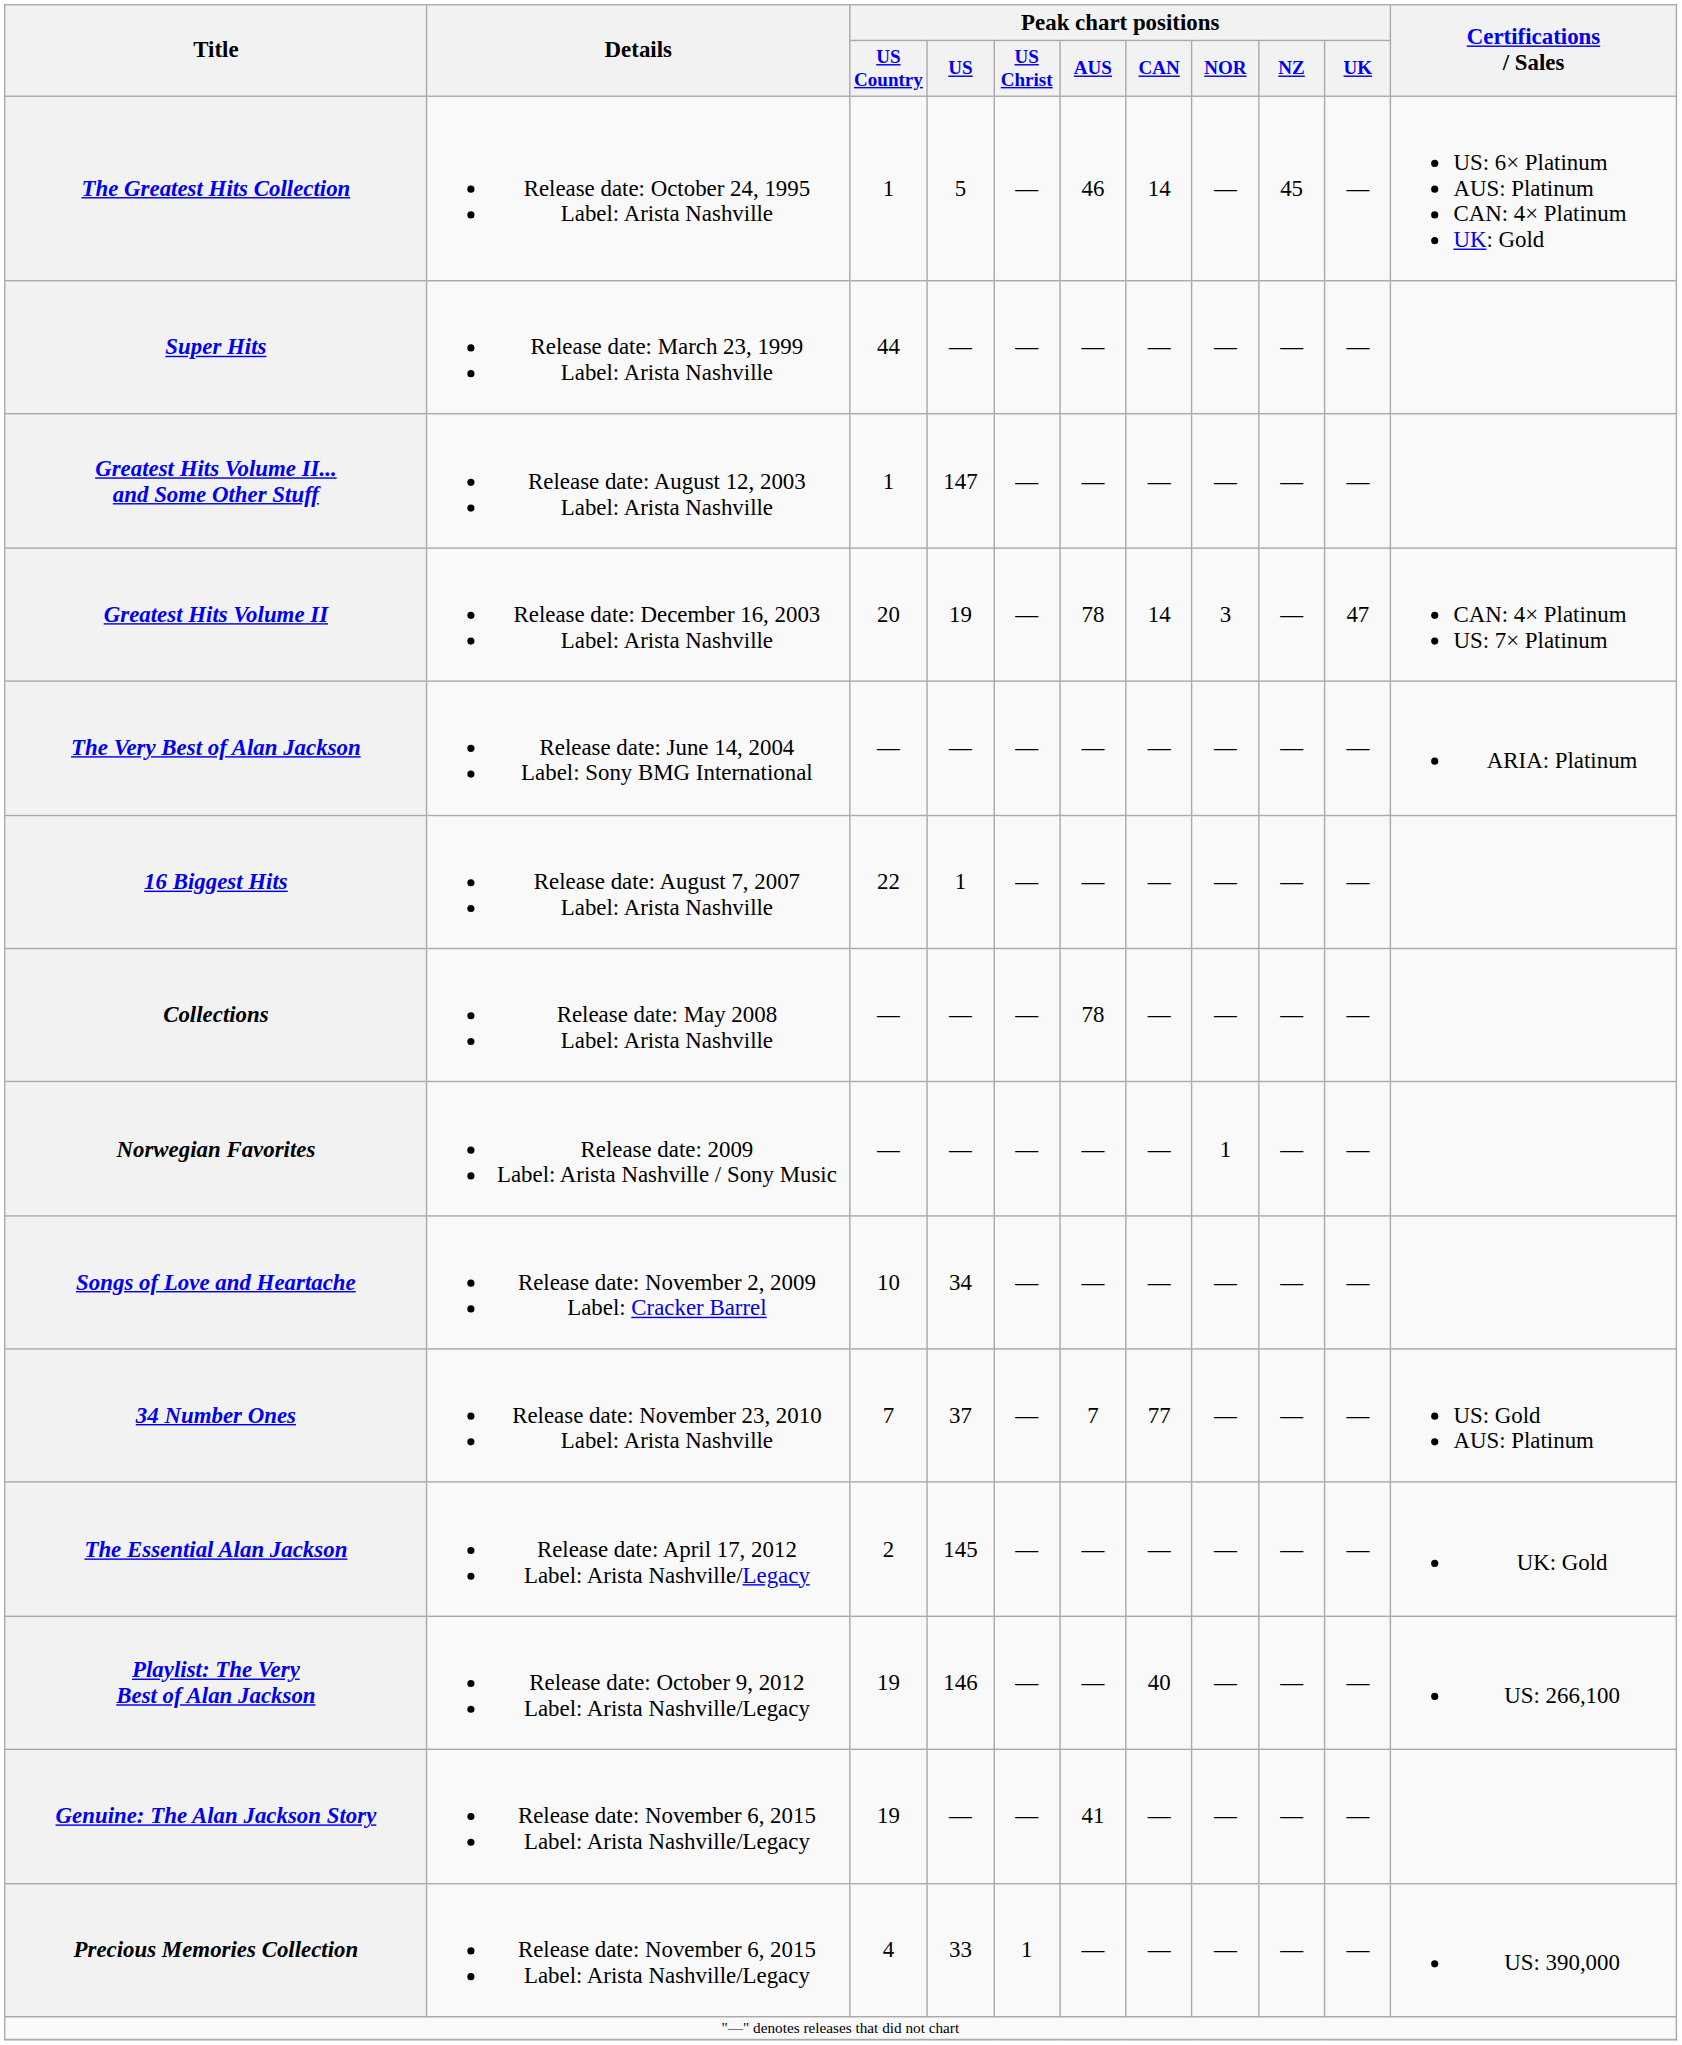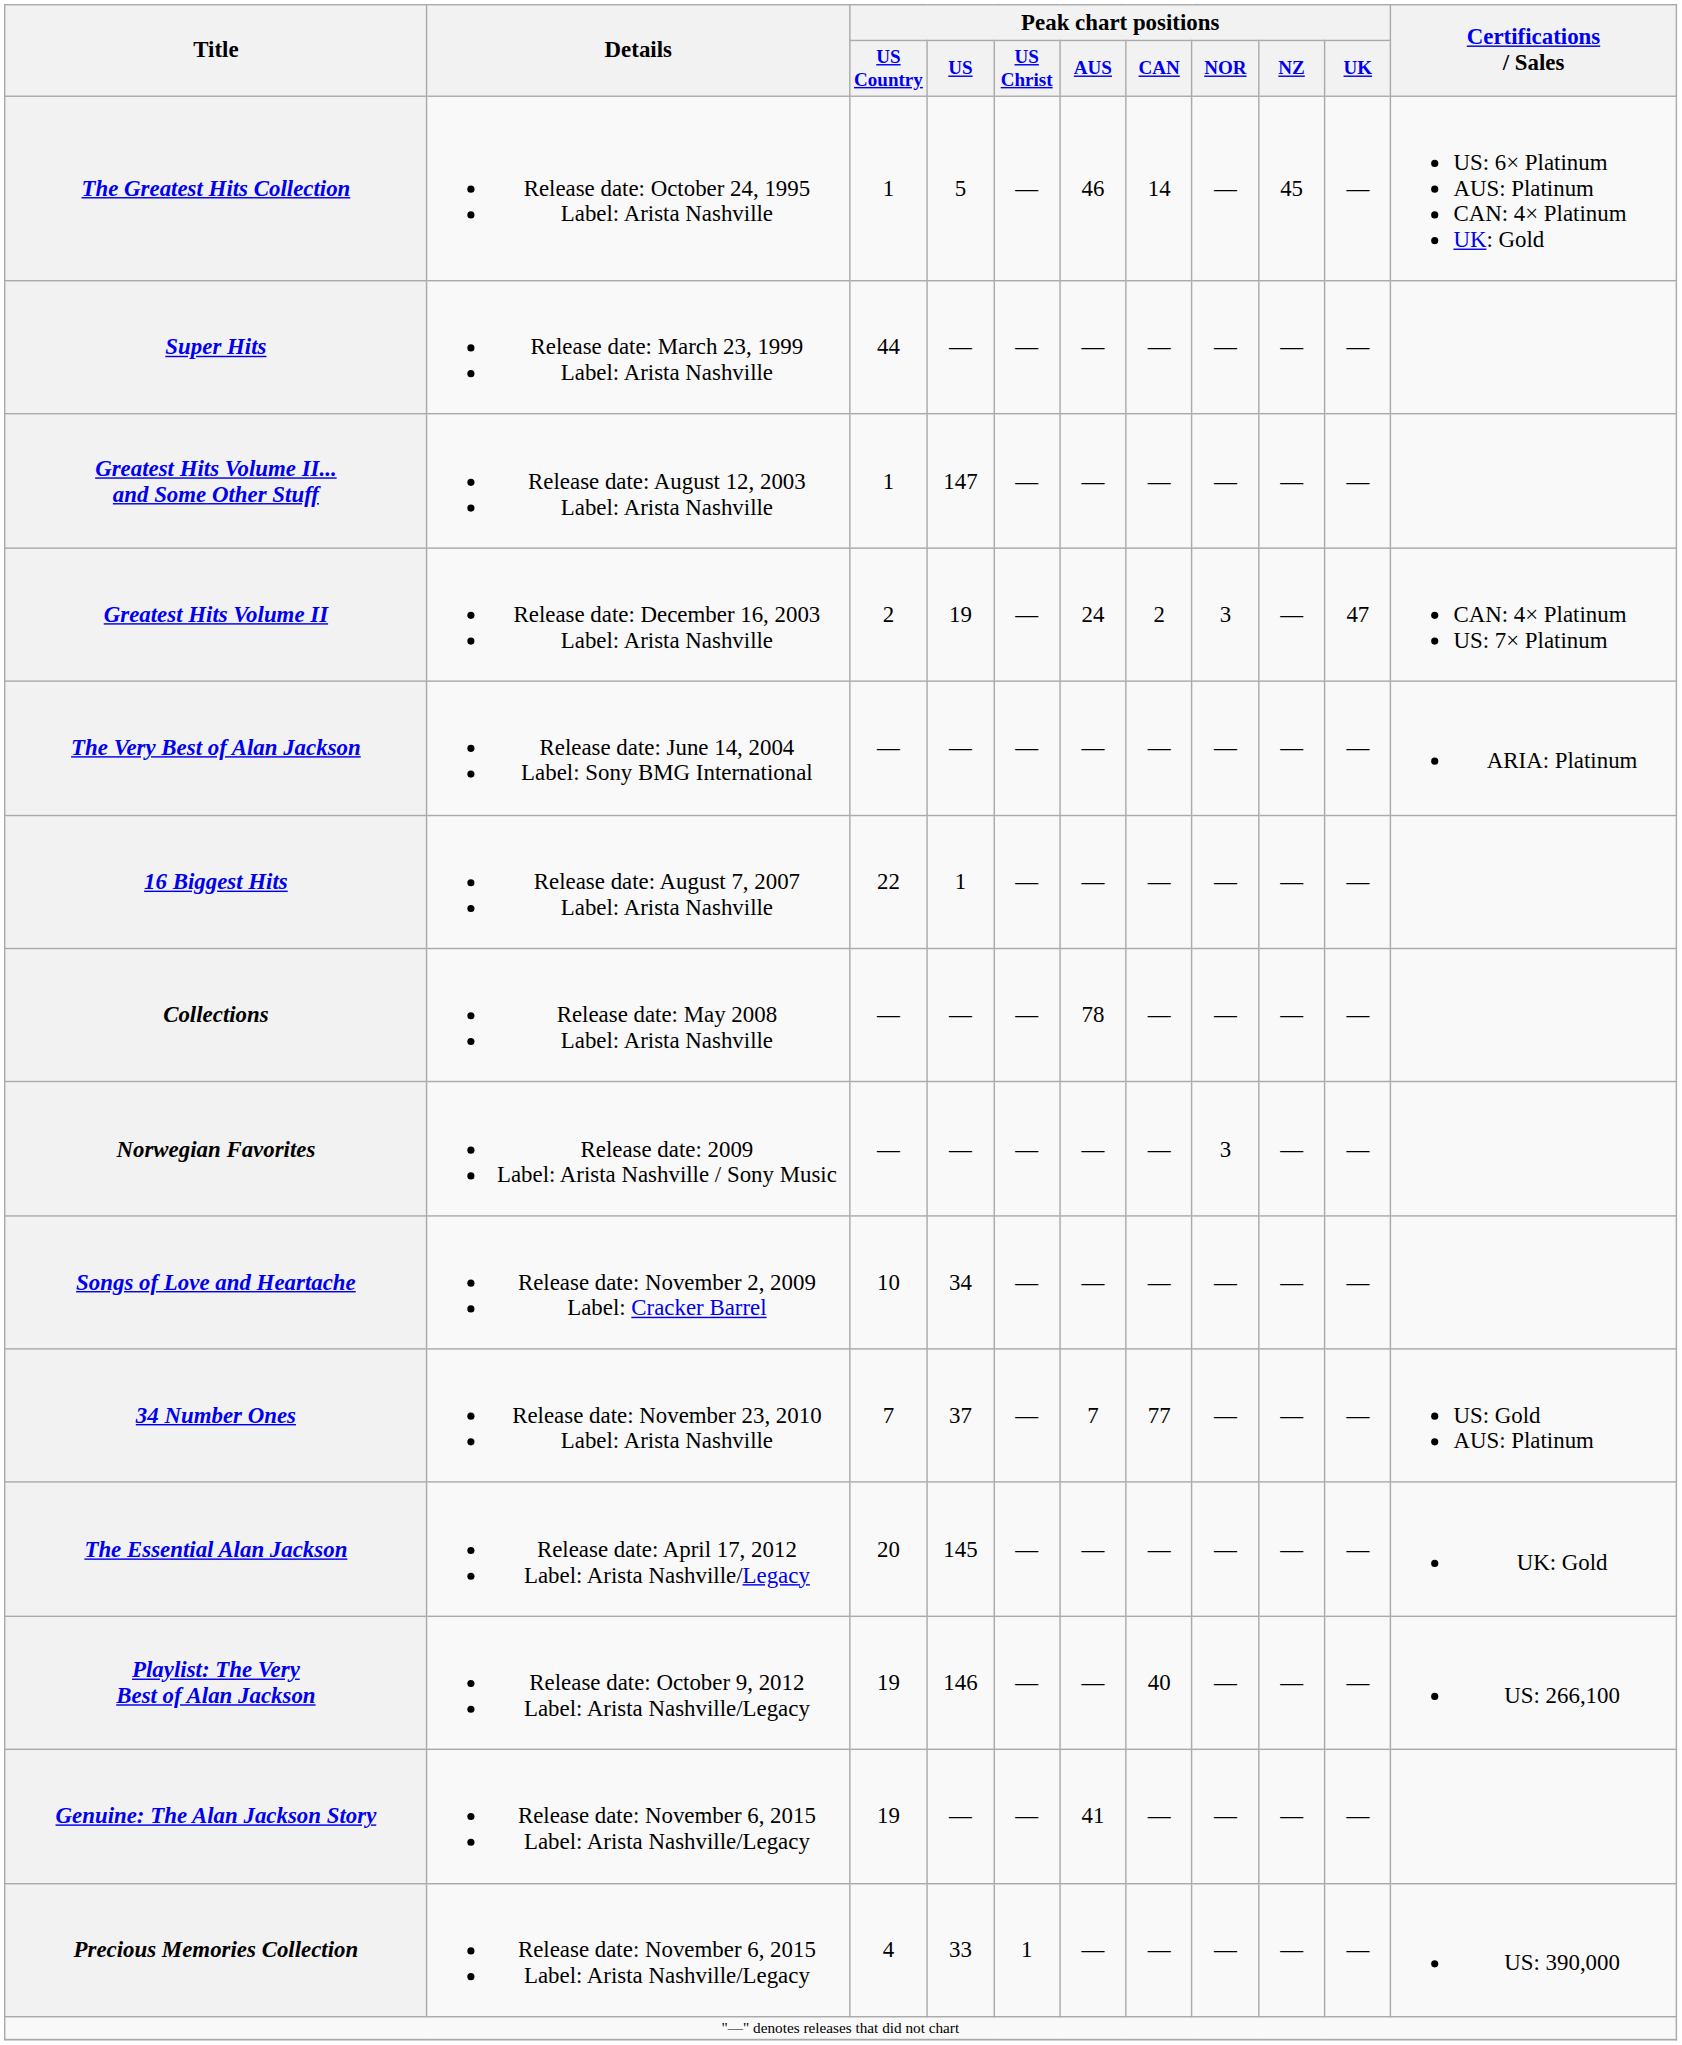(888, 614) 20 -> (888, 614) 2
(1093, 614) 78 -> (1093, 614) 24
(1159, 614) 14 -> (1159, 614) 2
(1225, 1148) 1 -> (1225, 1148) 3
(888, 1549) 2 -> (888, 1549) 20
